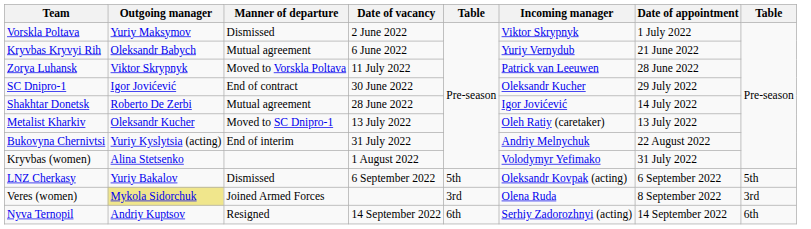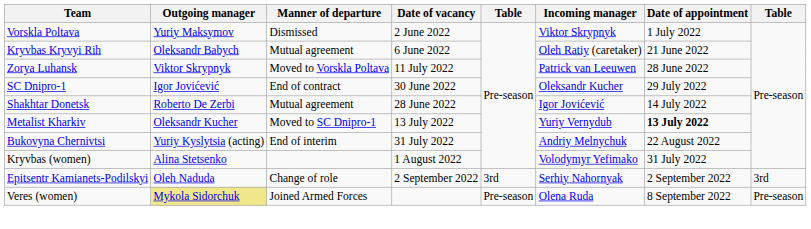(538, 50) Yuriy Vernydub -> (590, 50) Oleh Ratiy (caretaker)
(553, 123) Oleh Ratiy (caretaker) -> (575, 123) Yuriy Vernydub
(667, 123) normal -> (678, 123) bold
+ row: (78, 178)
- row: (41, 178)
(454, 196) 3rd -> (508, 196) Pre-season
(752, 196) 3rd -> (778, 196) Pre-season
- row: (40, 214)
